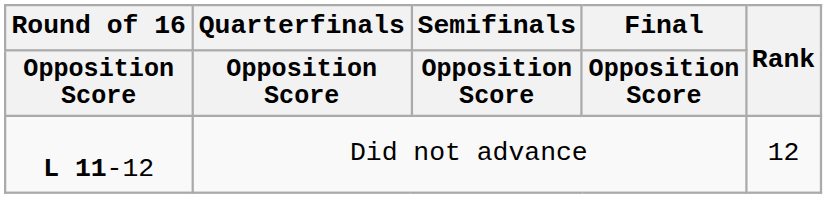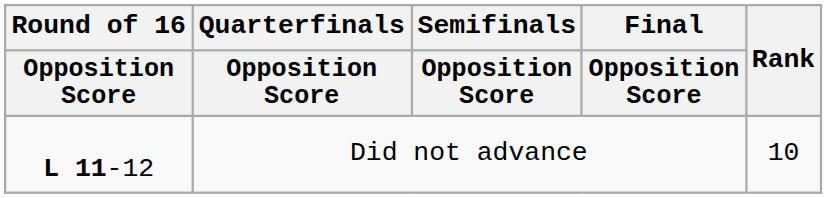(784, 154) 12 -> (784, 154) 10
